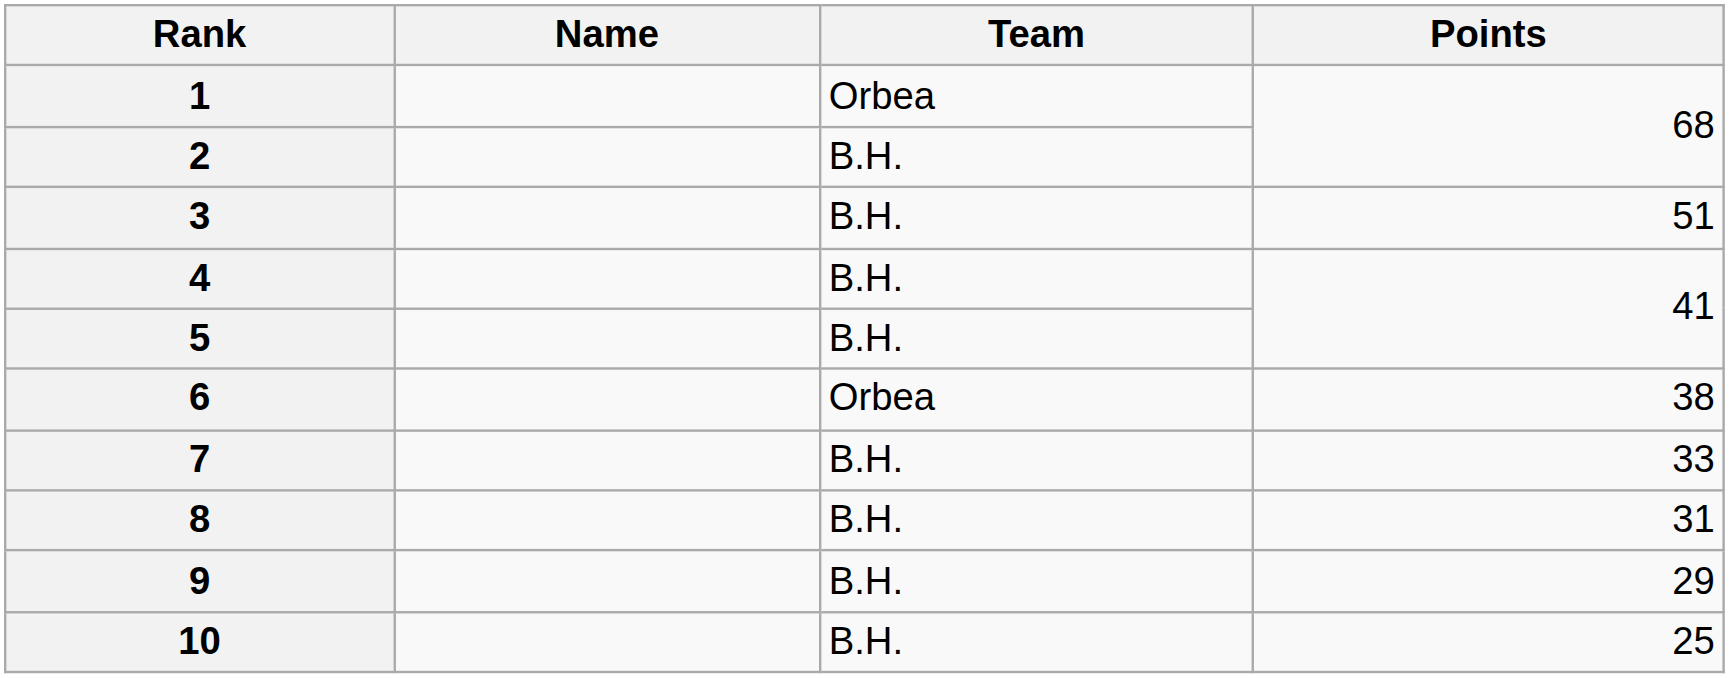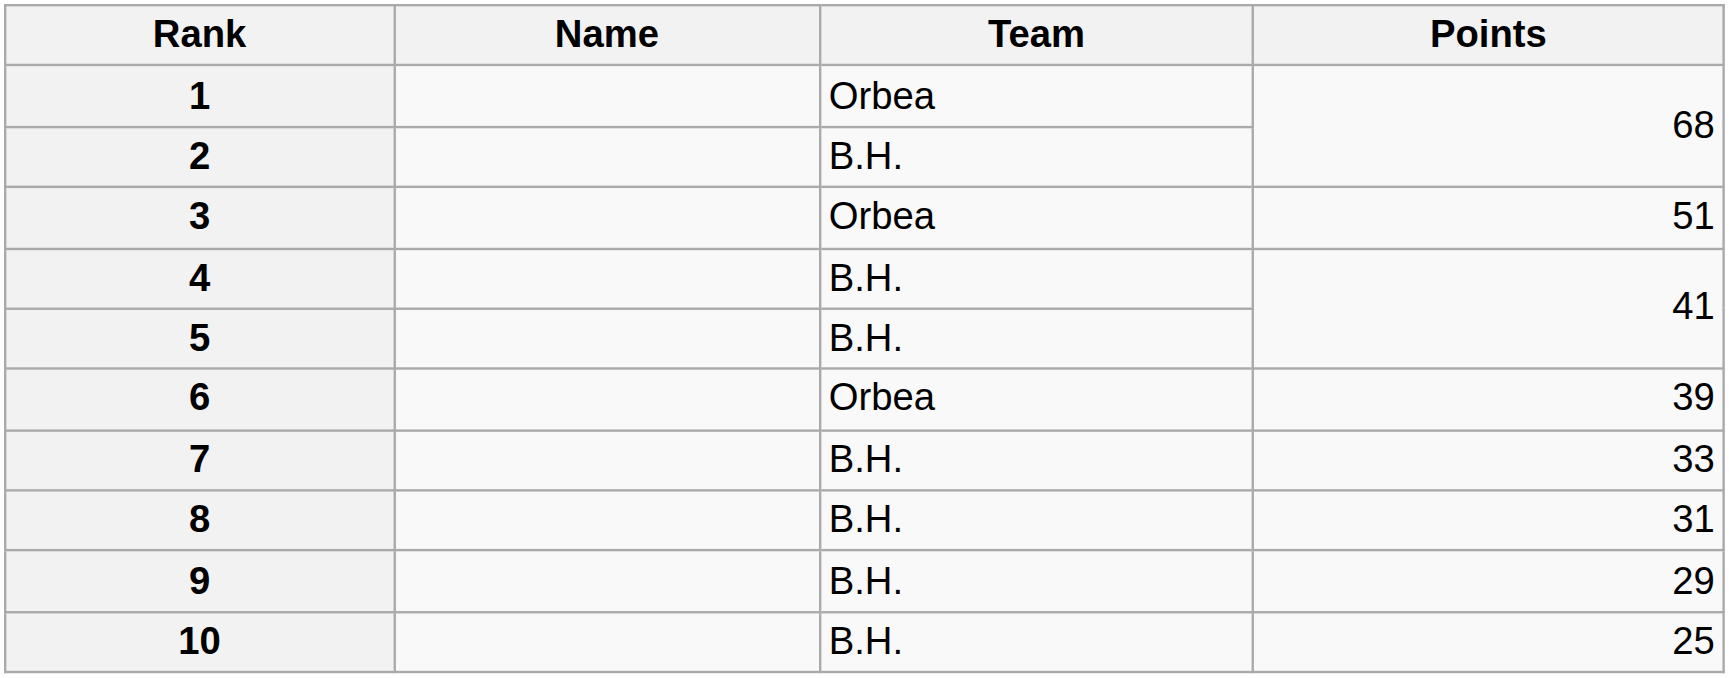(866, 216) B.H. -> (882, 216) Orbea
(1694, 398) 38 -> (1694, 398) 39
